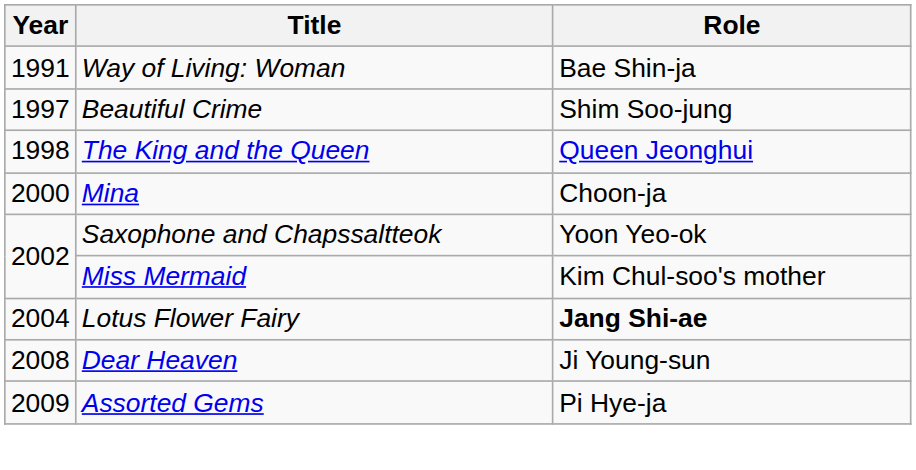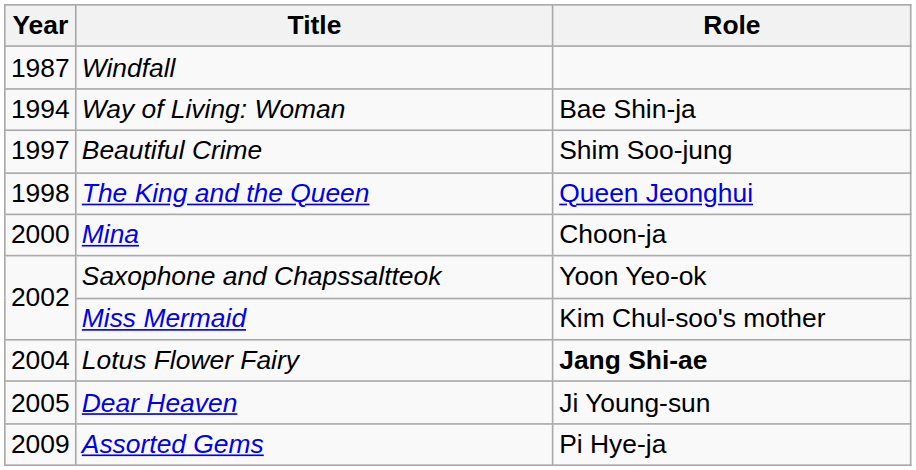+ row: (129, 67)
(40, 67) 1991 -> (40, 109) 1994
(40, 360) 2008 -> (40, 402) 2005
